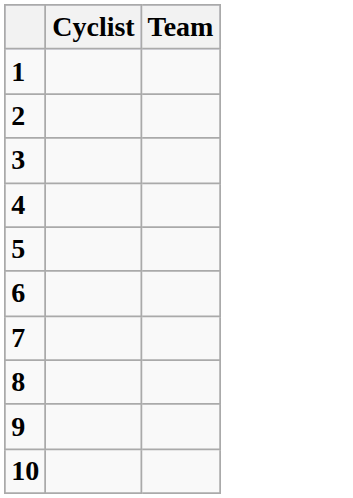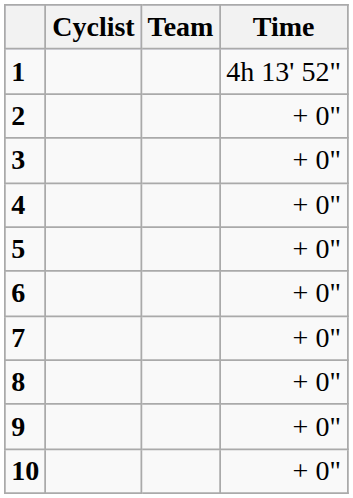+ column: (284, 26)
